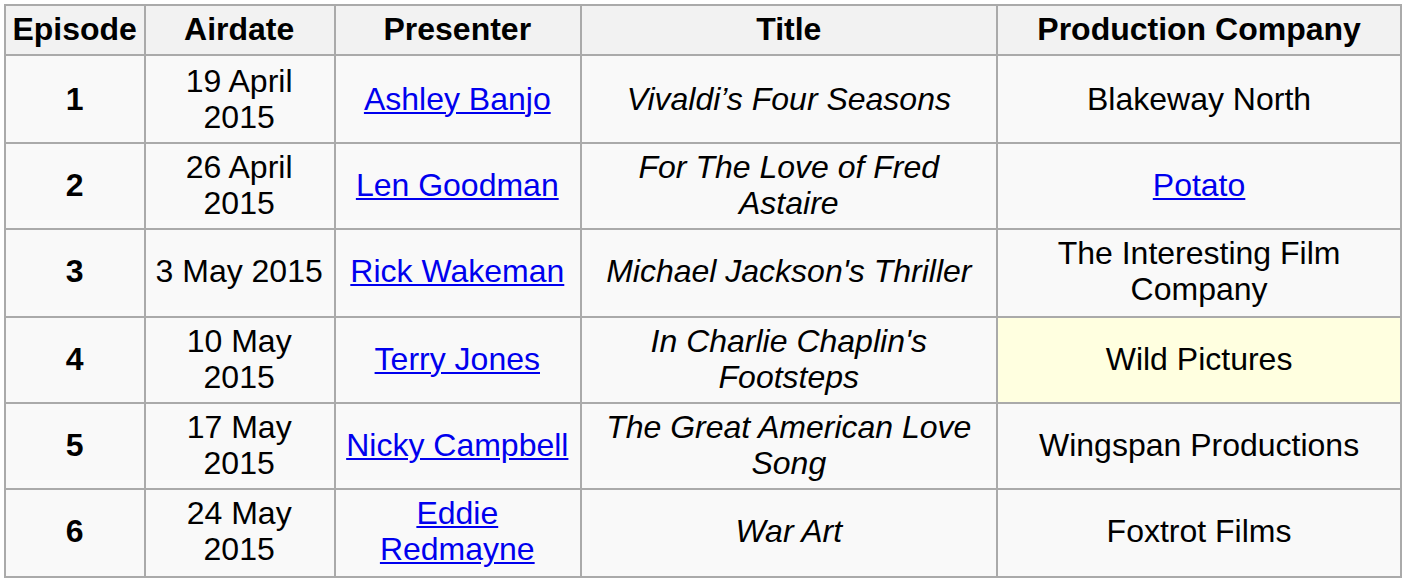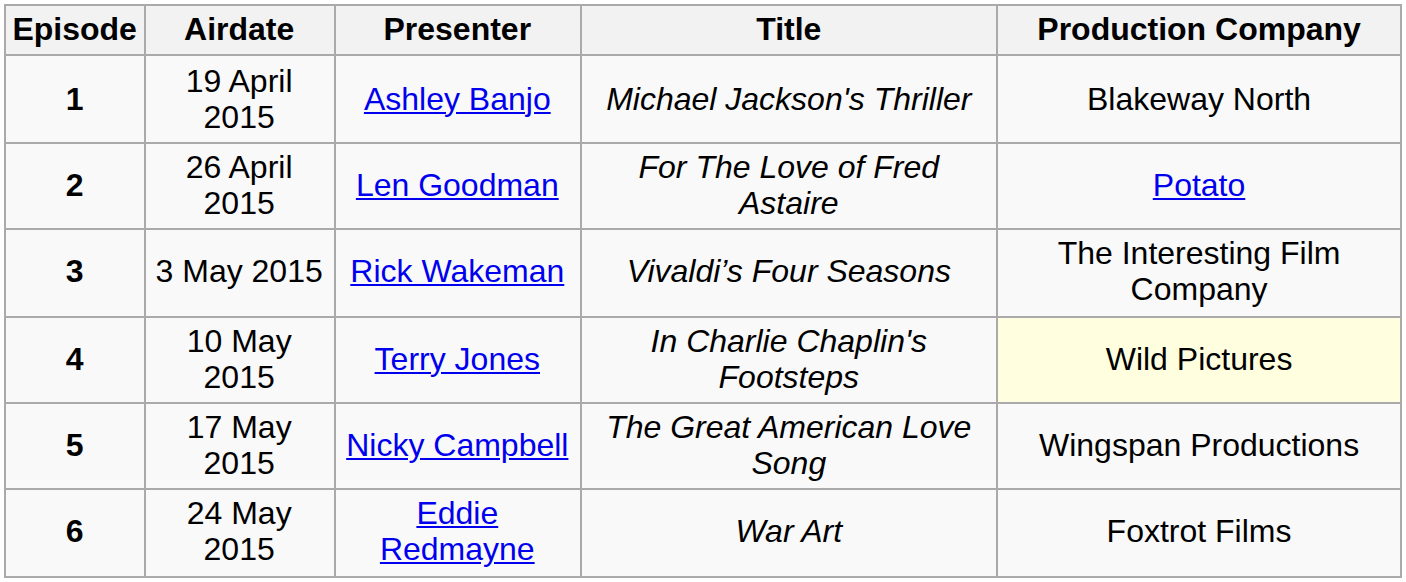(789, 98) Vivaldi’s Four Seasons -> (789, 98) Michael Jackson's Thriller
(789, 272) Michael Jackson's Thriller -> (789, 272) Vivaldi’s Four Seasons
